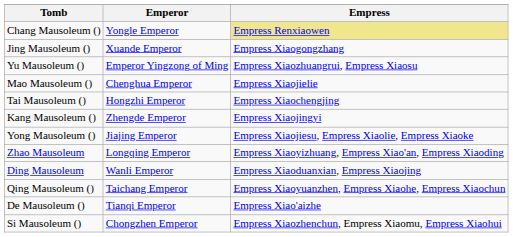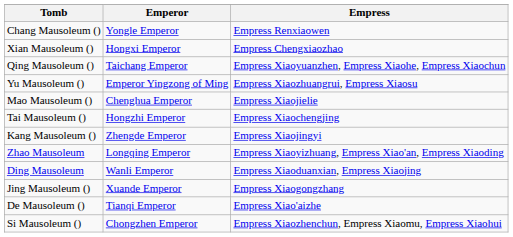(281, 30) khaki background -> (281, 30) no background
+ row: (50, 48)
rows swapped: (49, 48) <-> (50, 188)
- row: (51, 135)
